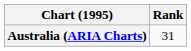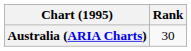(168, 35) 31 -> (168, 35) 30
